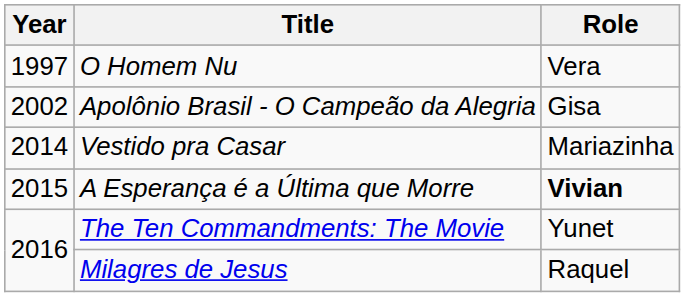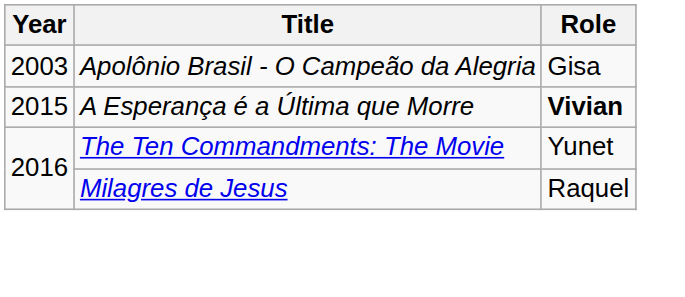- row: (159, 65)
(39, 106) 2002 -> (39, 65) 2003
- row: (183, 147)
